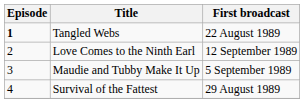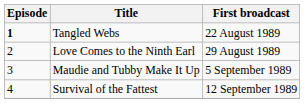(251, 51) 12 September 1989 -> (243, 51) 29 August 1989
(243, 88) 29 August 1989 -> (251, 88) 12 September 1989
